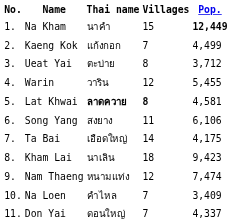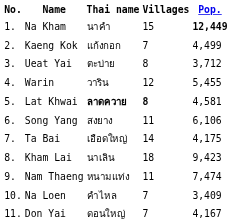(148, 176) 12 -> (148, 176) 11
(207, 214) 4,337 -> (207, 214) 4,167
